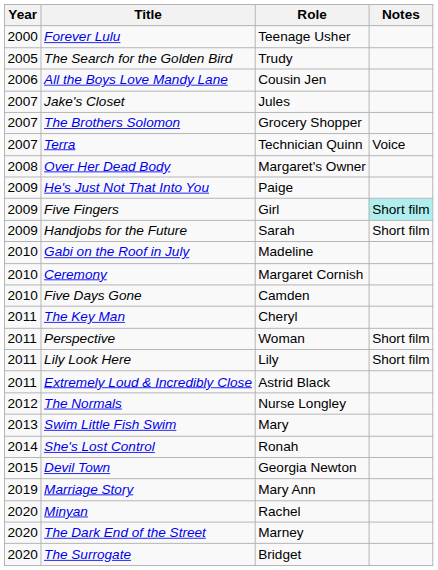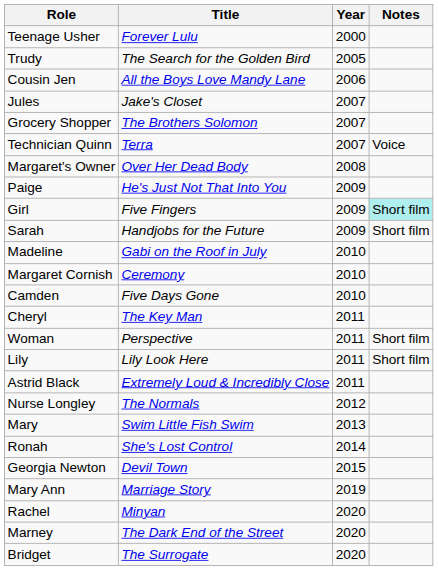columns swapped: (23, 15) <-> (312, 15)
